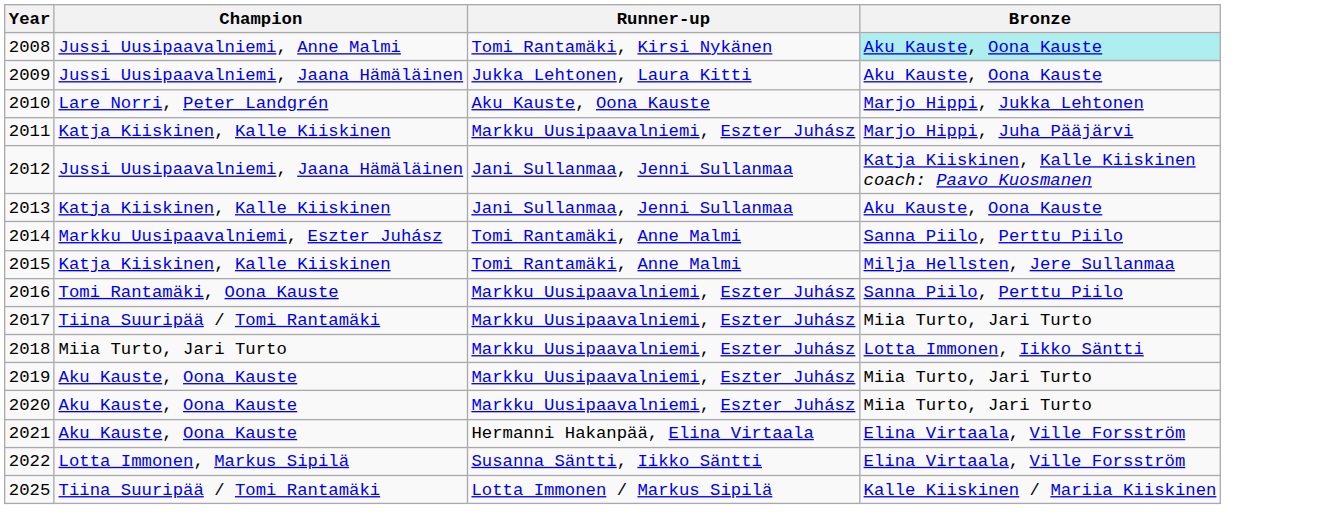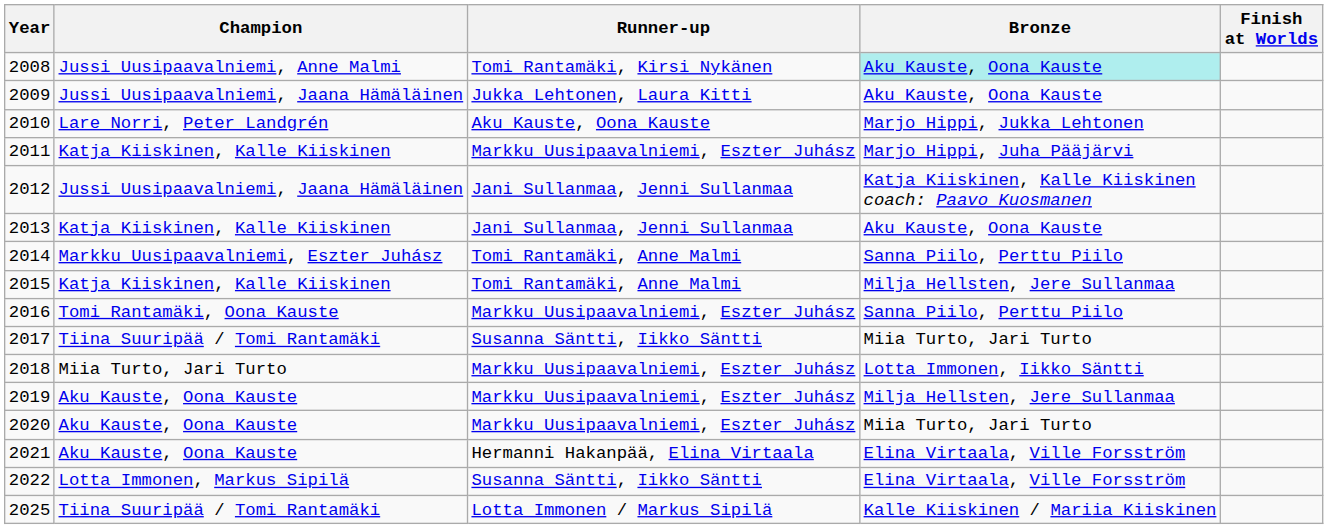+ column: (1271, 29)
(663, 320) Markku Uusipaavalniemi, Eszter Juhász -> (617, 340) Susanna Säntti, Iikko Säntti
(978, 377) Miia Turto, Jari Turto -> (1019, 397) Milja Hellsten, Jere Sullanmaa
